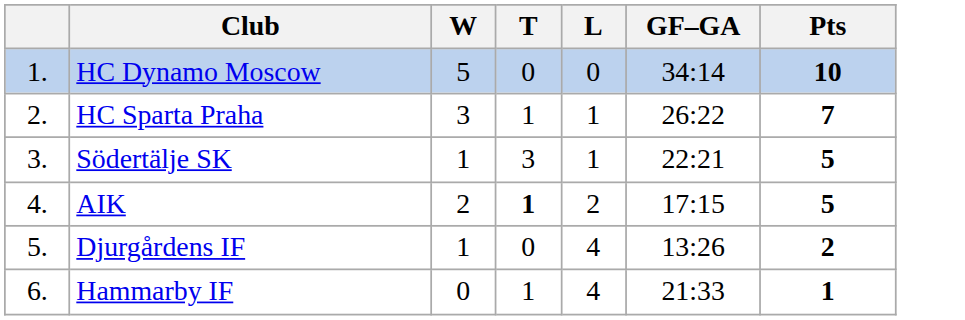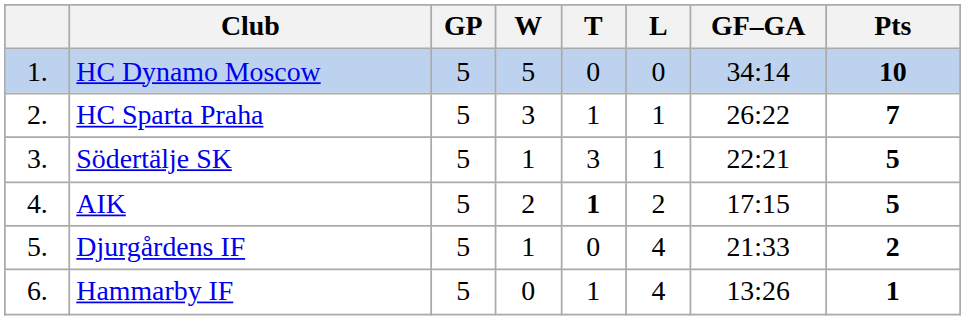+ column: (463, 26)
(693, 247) 13:26 -> (758, 247) 21:33
(693, 291) 21:33 -> (758, 291) 13:26
